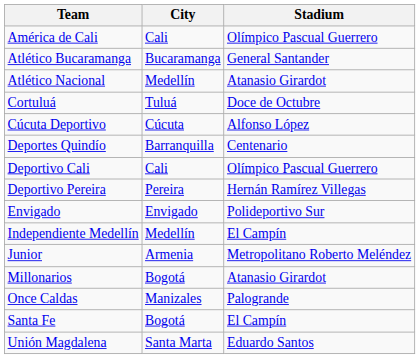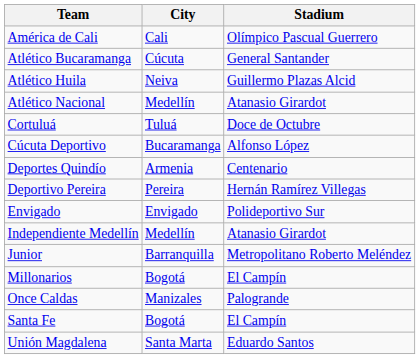(183, 59) Bucaramanga -> (164, 59) Cúcuta
+ row: (47, 80)
(164, 124) Cúcuta -> (183, 146) Bucaramanga
(179, 146) Barranquilla -> (169, 168) Armenia
- row: (49, 168)
(257, 233) El Campín -> (276, 233) Atanasio Girardot
(169, 255) Armenia -> (179, 255) Barranquilla
(276, 277) Atanasio Girardot -> (257, 277) El Campín
